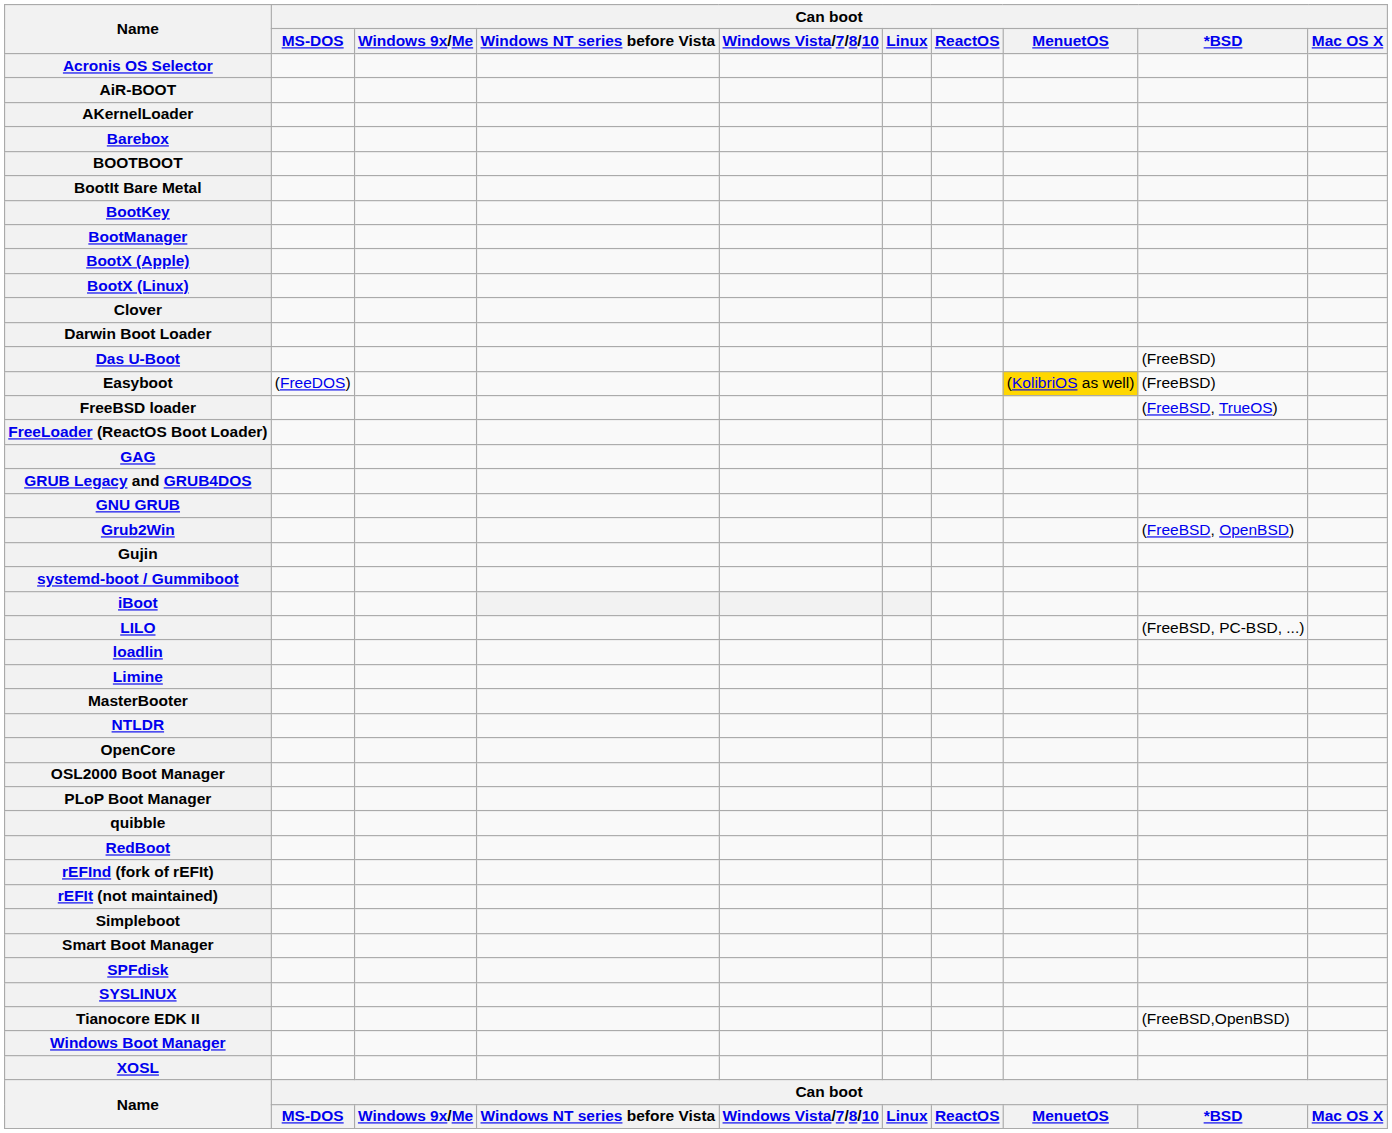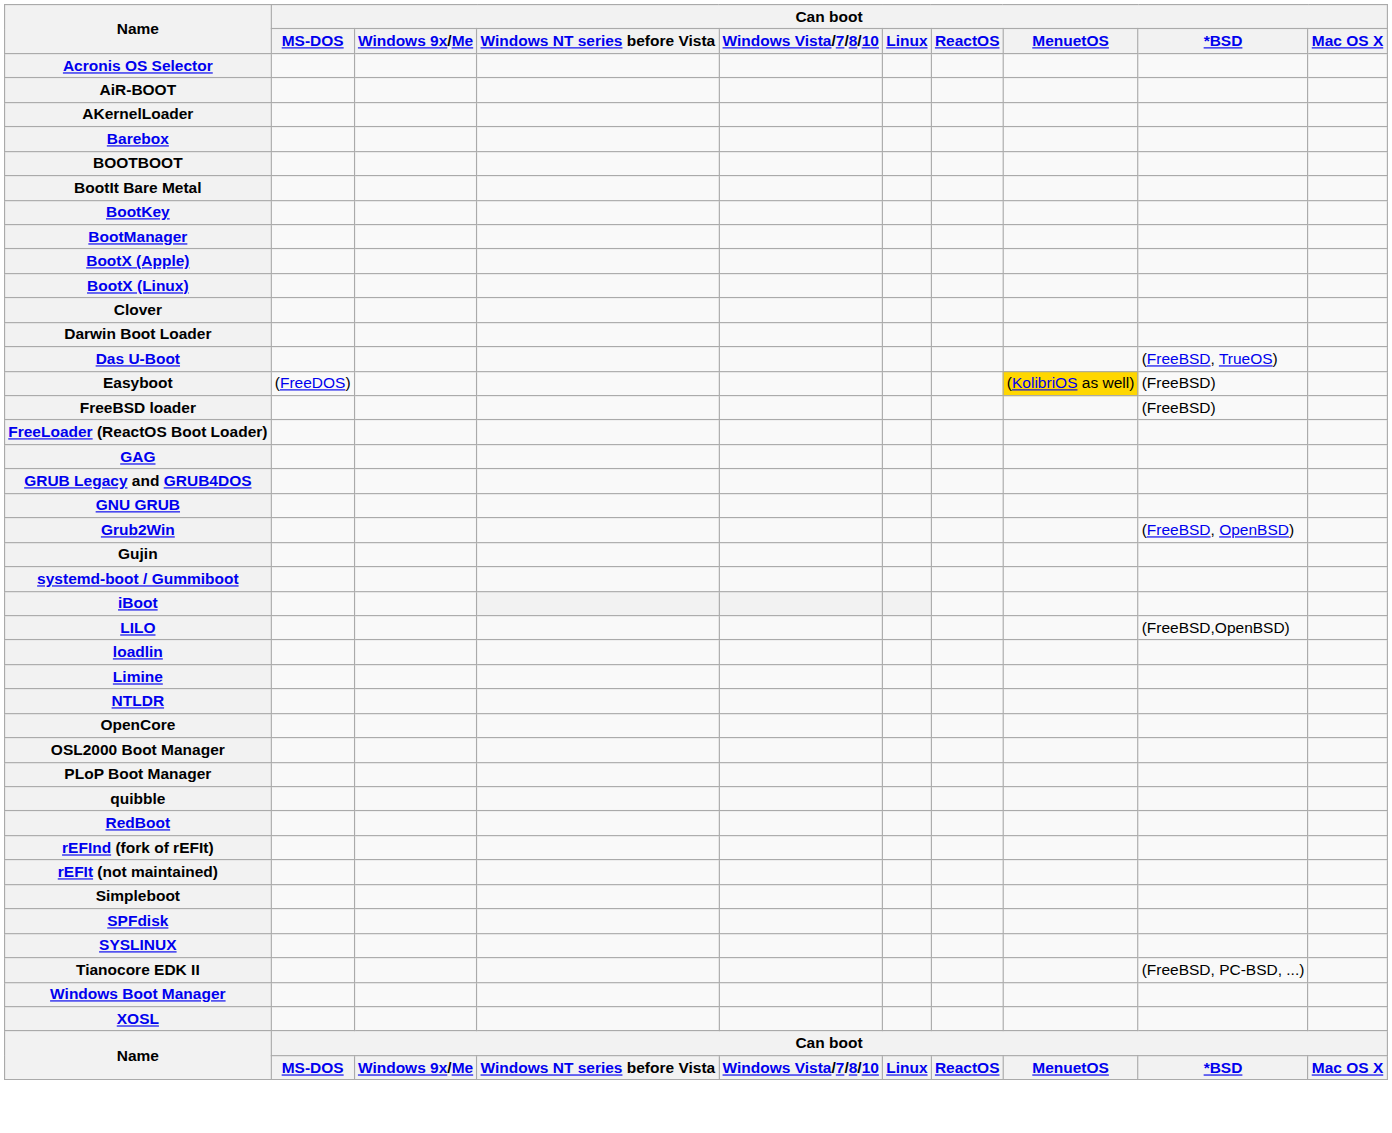(1179, 359) (FreeBSD) -> (1210, 359) (FreeBSD, TrueOS)
(1210, 407) (FreeBSD, TrueOS) -> (1179, 407) (FreeBSD)
(1223, 627) (FreeBSD, PC-BSD, ...) -> (1216, 627) (FreeBSD,OpenBSD)
- row: (138, 701)
- row: (138, 945)
(1216, 1018) (FreeBSD,OpenBSD) -> (1223, 969) (FreeBSD, PC-BSD, ...)
